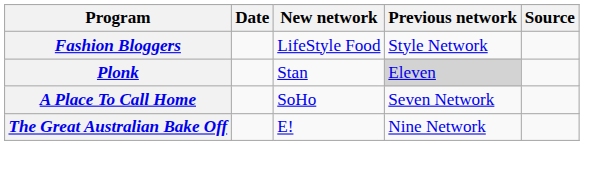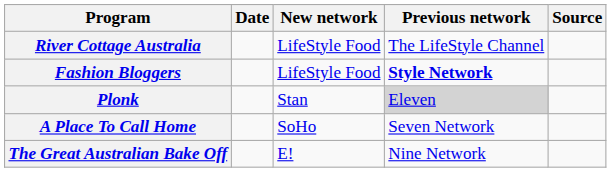+ row: (118, 45)
(438, 45) normal -> (440, 72) bold
